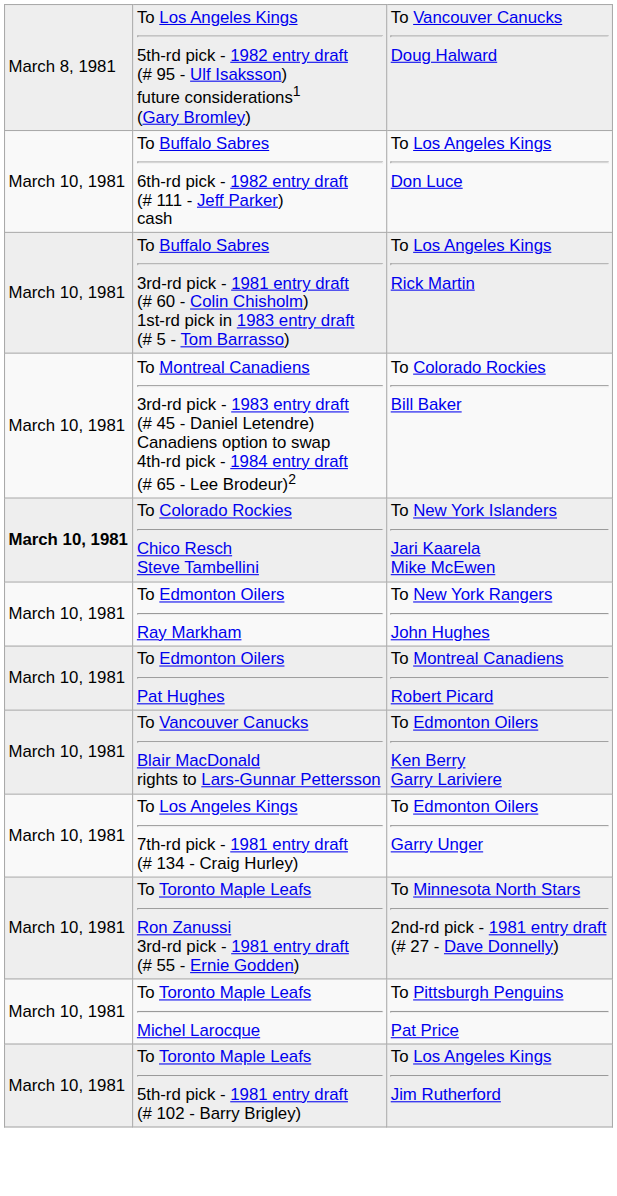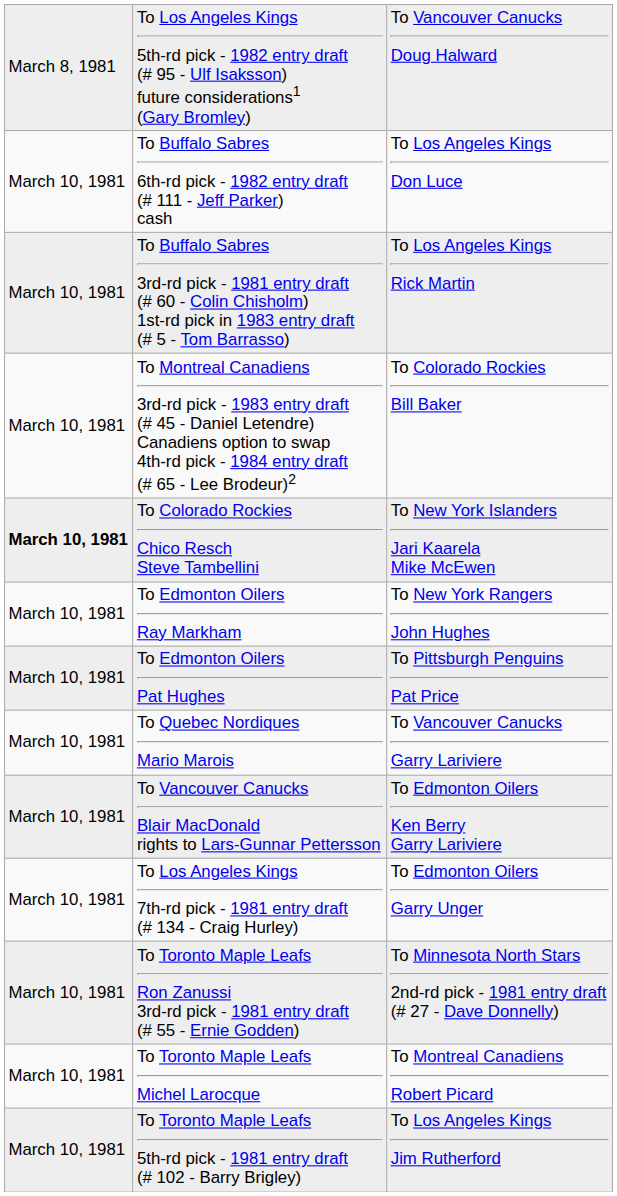(500, 678) To Montreal Canadiens Robert Picard -> (500, 678) To Pittsburgh Penguins Pat Price
+ row: (260, 742)
(500, 1011) To Pittsburgh Penguins Pat Price -> (500, 1075) To Montreal Canadiens Robert Picard
